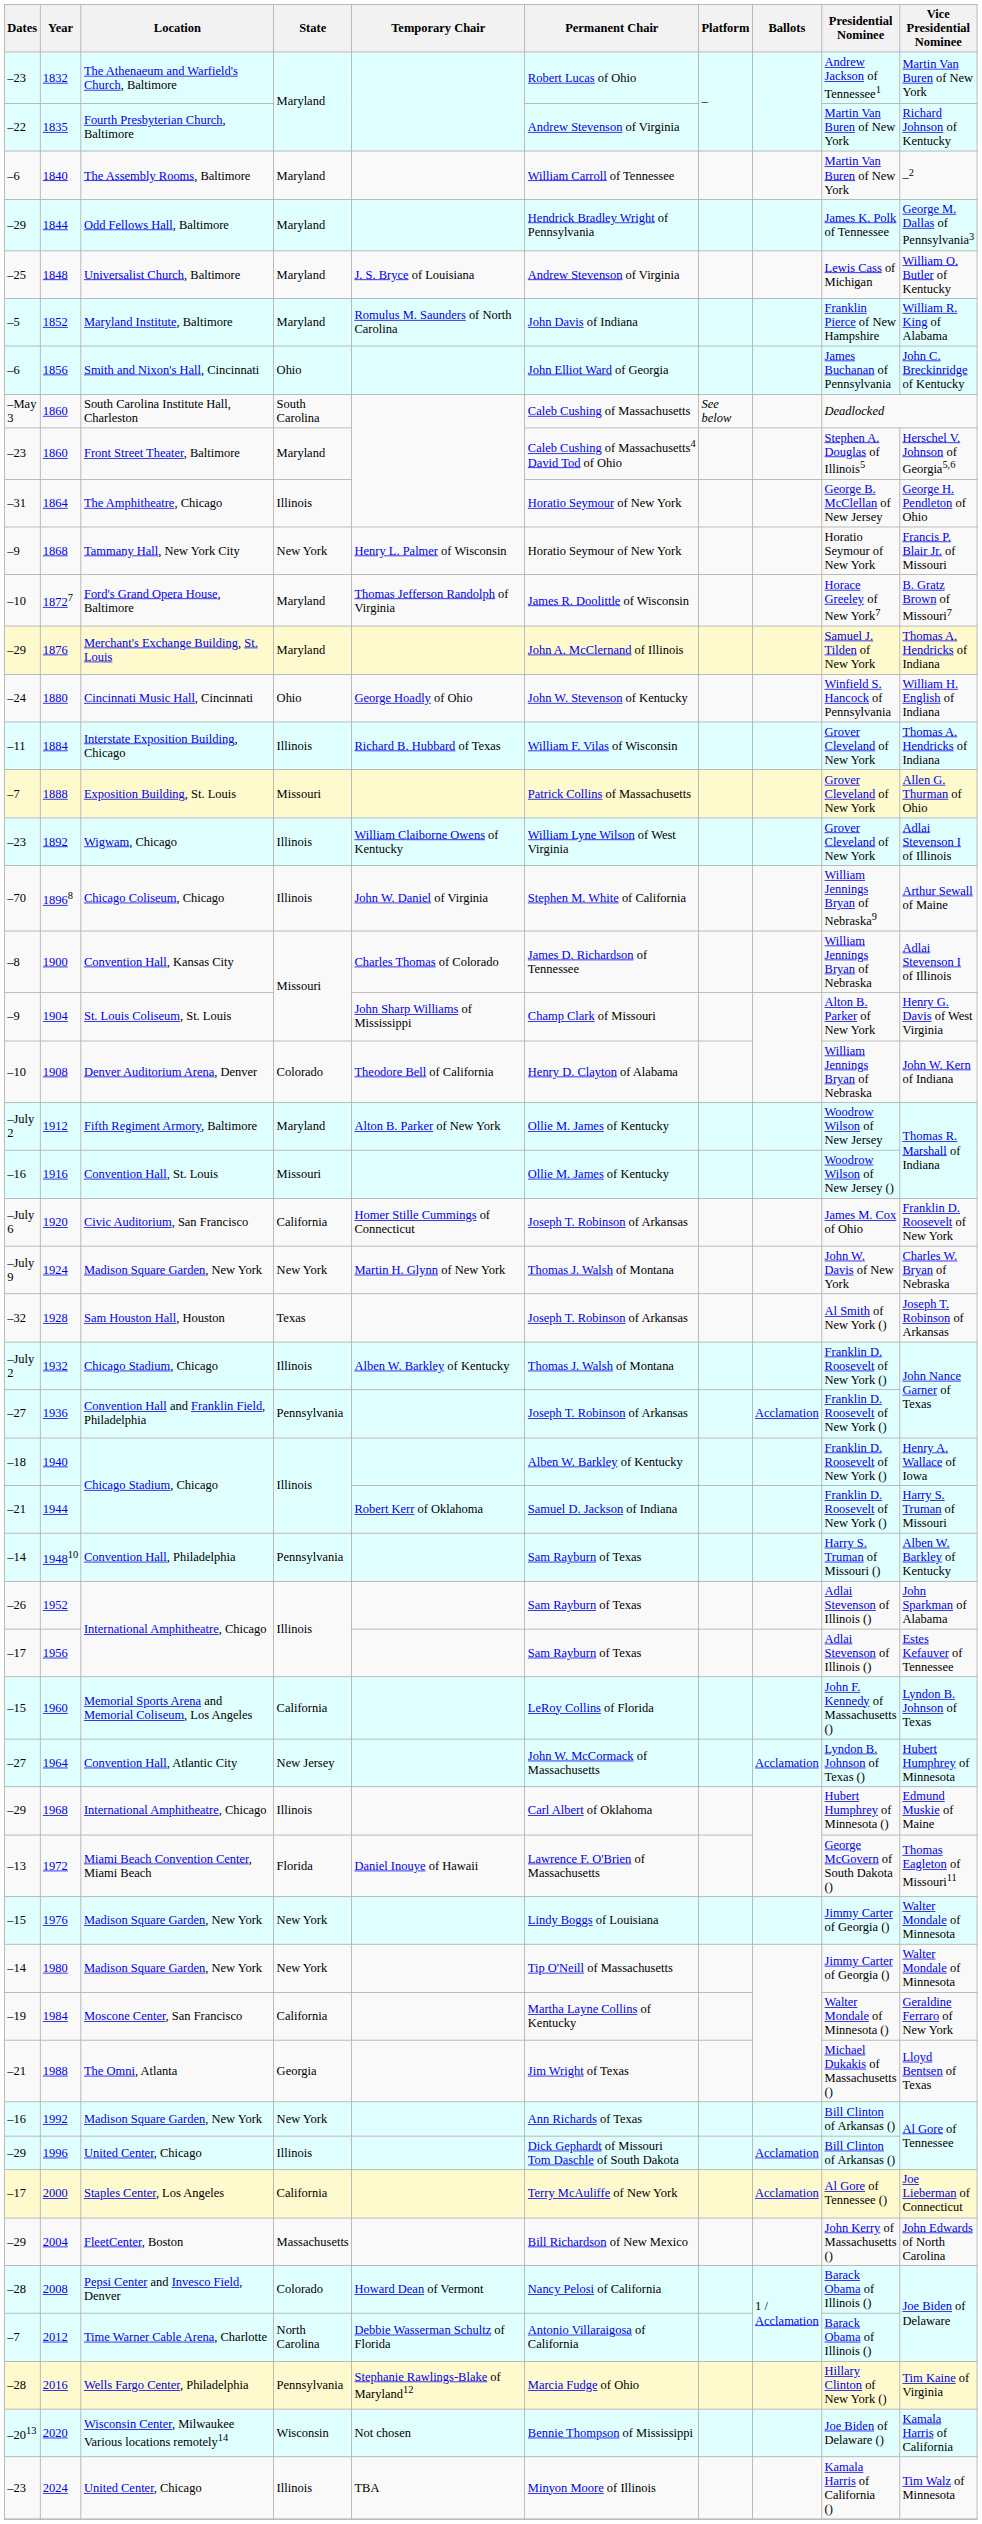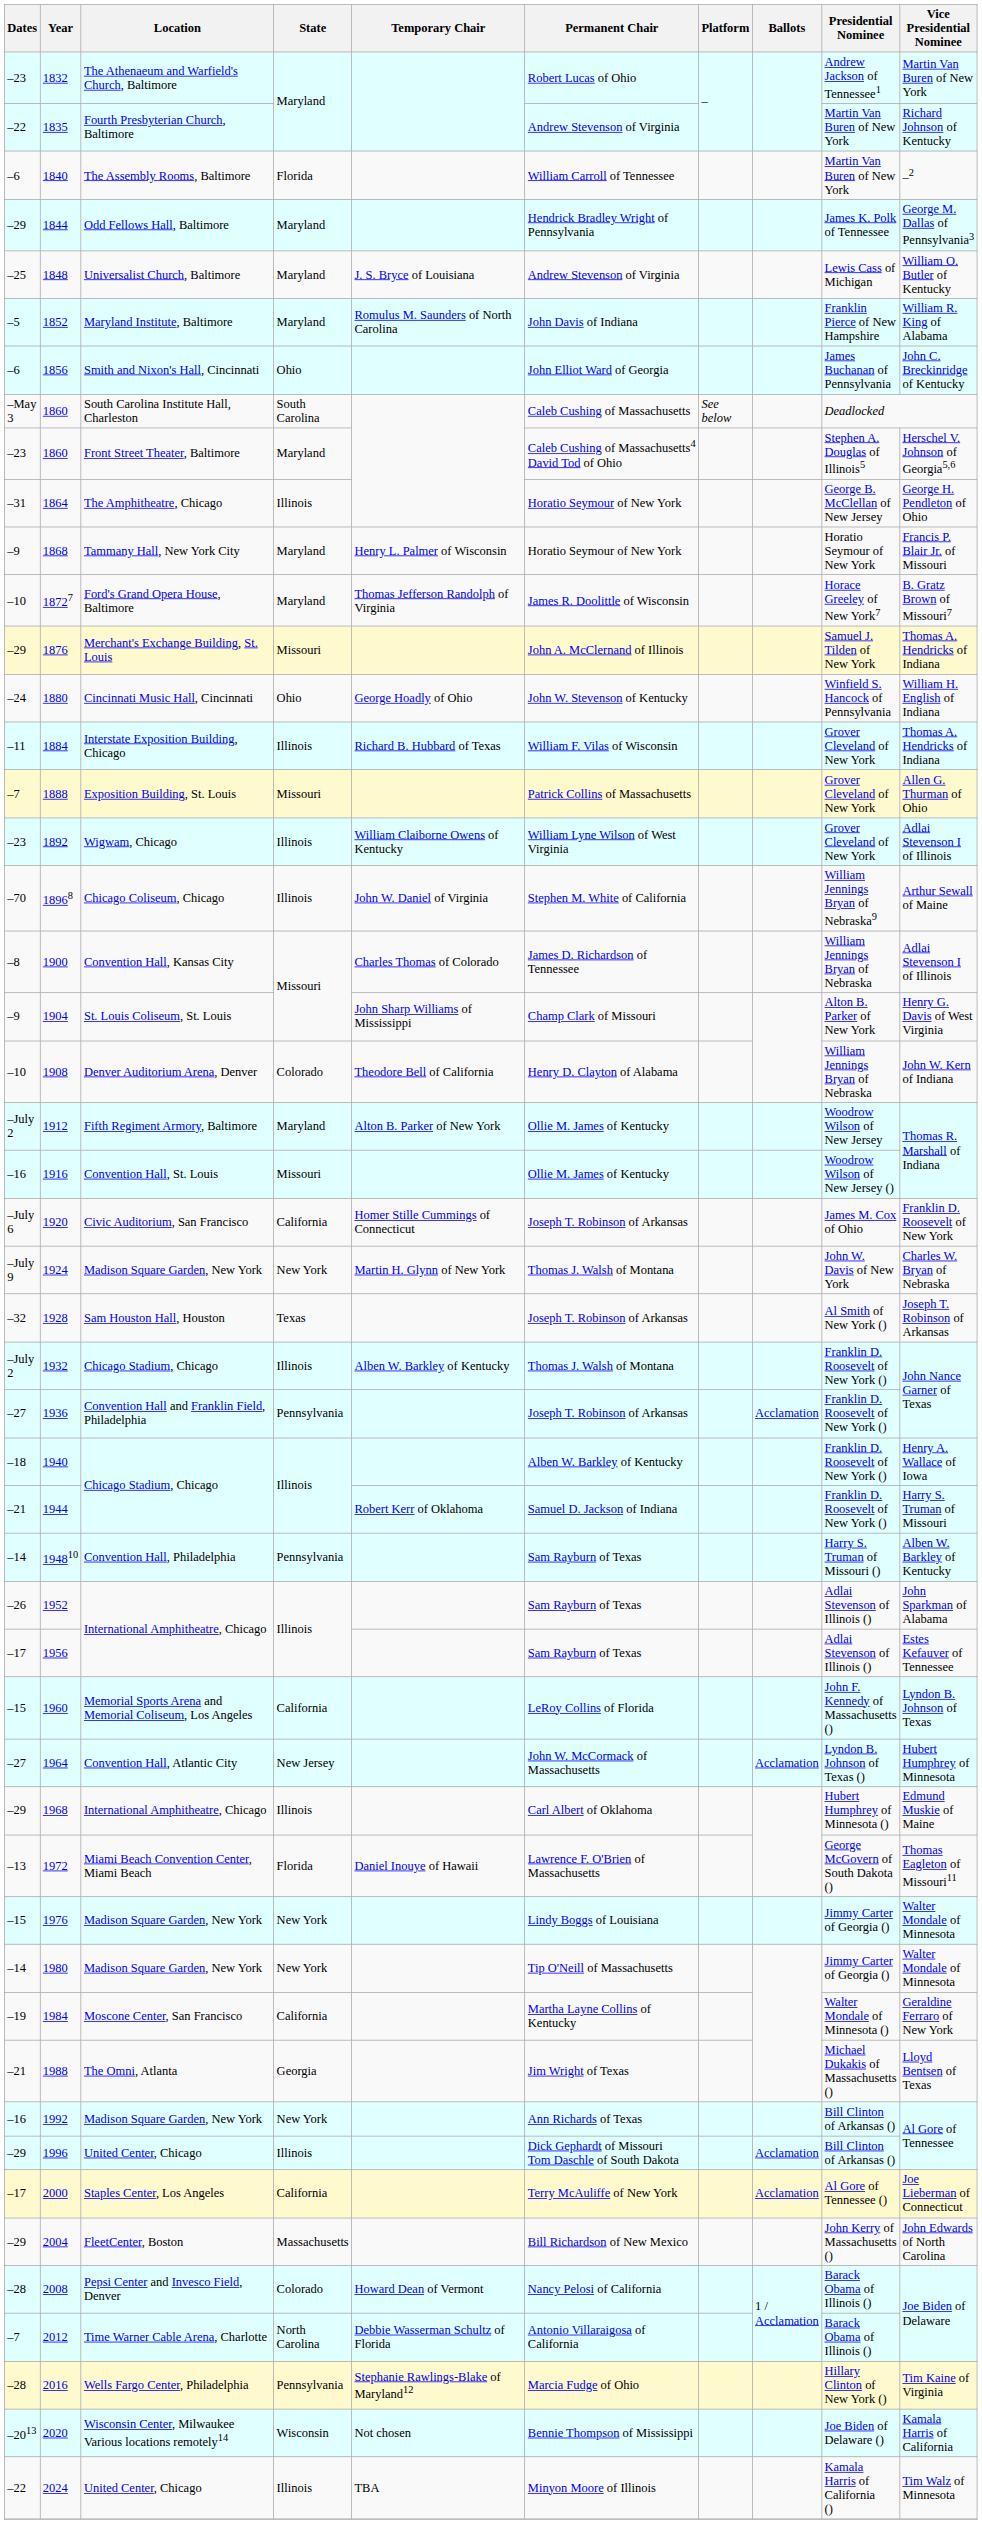(301, 175) Maryland -> (295, 175) Florida
(302, 551) New York -> (301, 551) Maryland
(301, 650) Maryland -> (299, 650) Missouri
(17, 2488) –23 -> (17, 2488) –22
